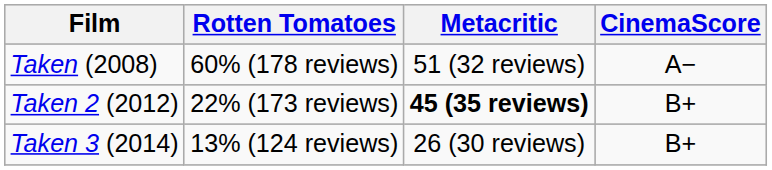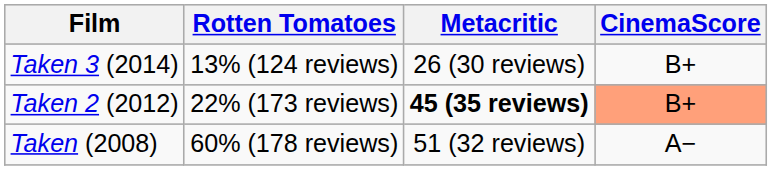rows swapped: (84, 64) <-> (95, 143)
(680, 104) no background -> (680, 104) lightsalmon background
